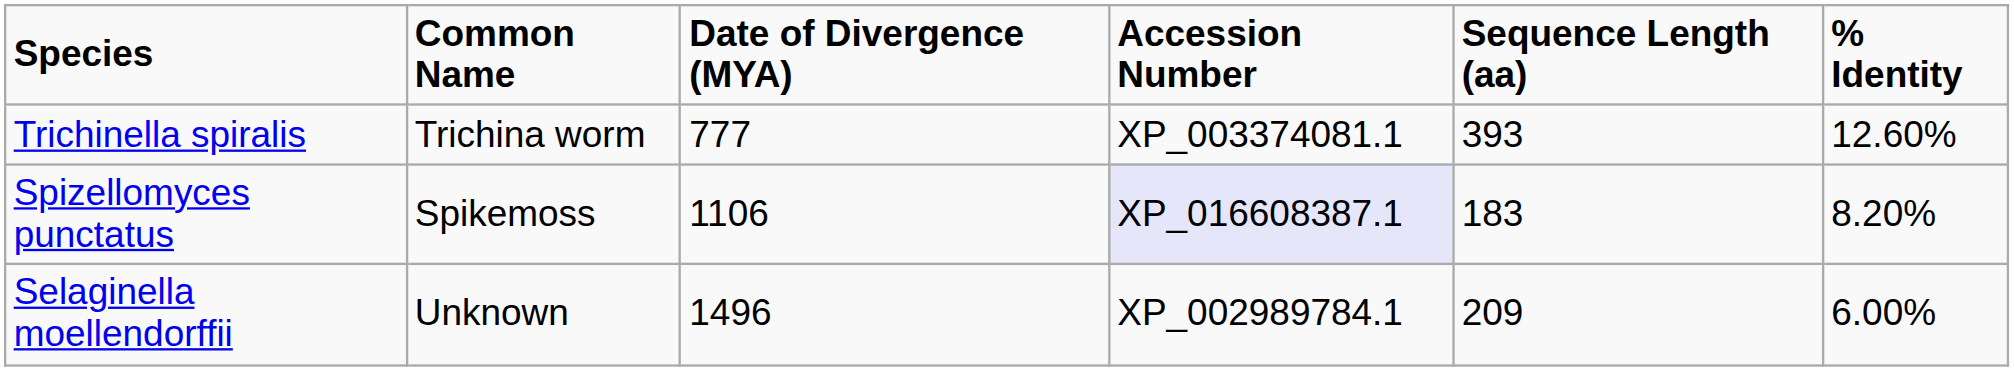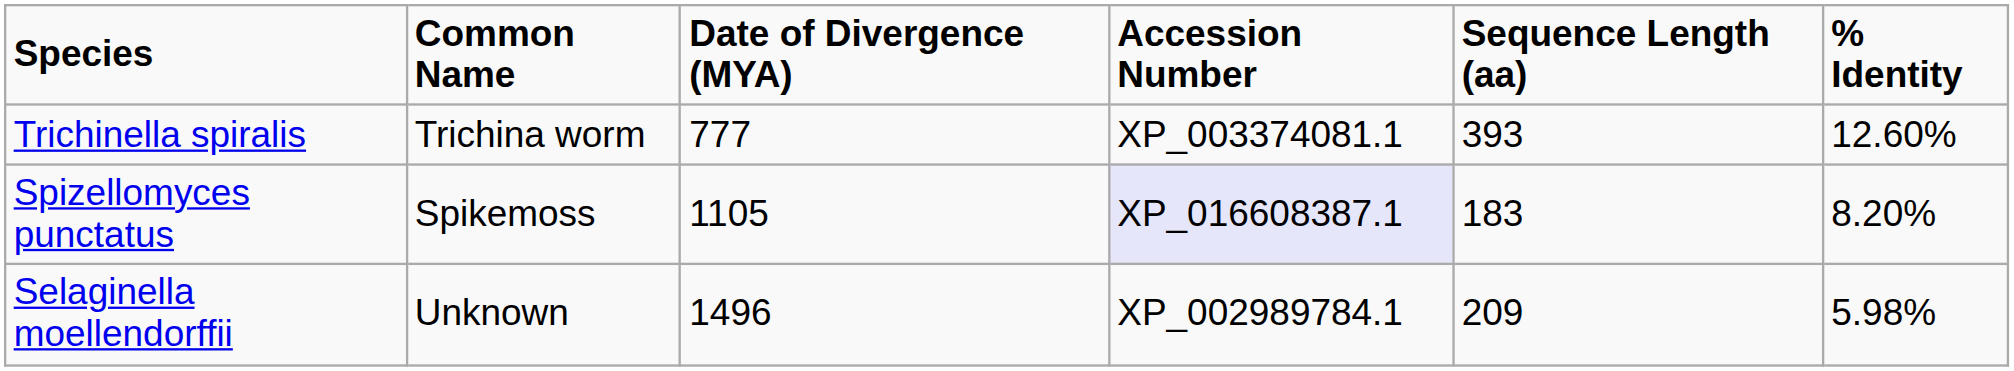(729, 213) 1106 -> (729, 213) 1105
(1884, 313) 6.00% -> (1884, 313) 5.98%
